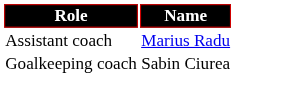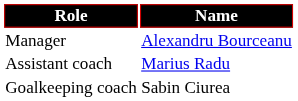+ row: (36, 40)
